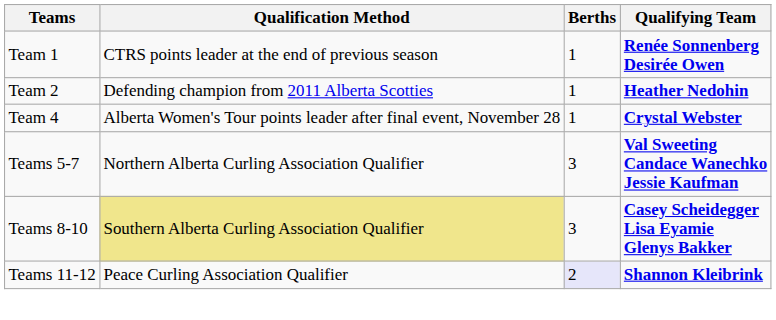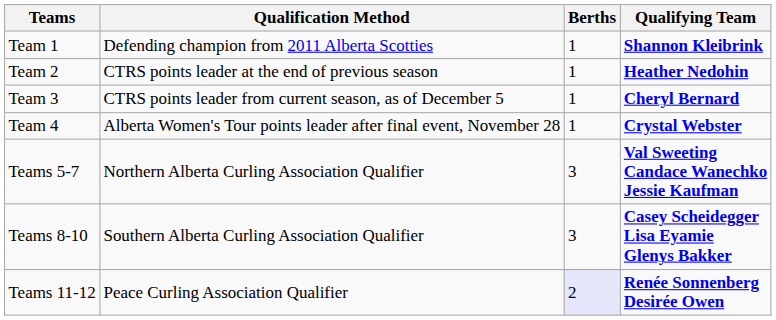(271, 54) CTRS points leader at the end of previous season -> (268, 44) Defending champion from 2011 Alberta Scotties
(691, 54) Renée Sonnenberg Desirée Owen -> (693, 44) Shannon Kleibrink
(268, 90) Defending champion from 2011 Alberta Scotties -> (271, 71) CTRS points leader at the end of previous season
+ row: (34, 98)
(264, 228) khaki background -> (264, 236) no background
(693, 274) Shannon Kleibrink -> (691, 292) Renée Sonnenberg Desirée Owen
